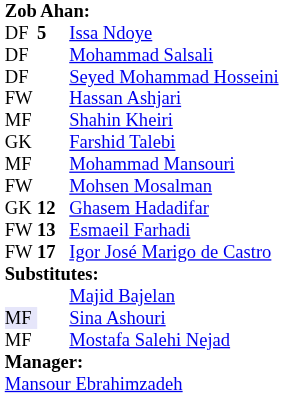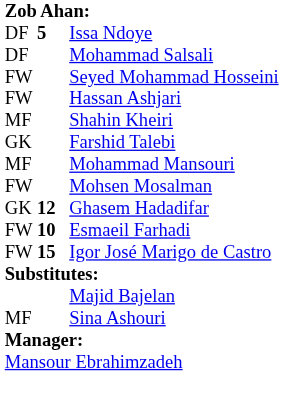(17, 76) DF -> (19, 76) FW
(46, 230) 13 -> (46, 230) 10
(46, 252) 17 -> (46, 252) 15
(18, 317) lavender background -> (18, 317) no background
- row: (150, 339)
